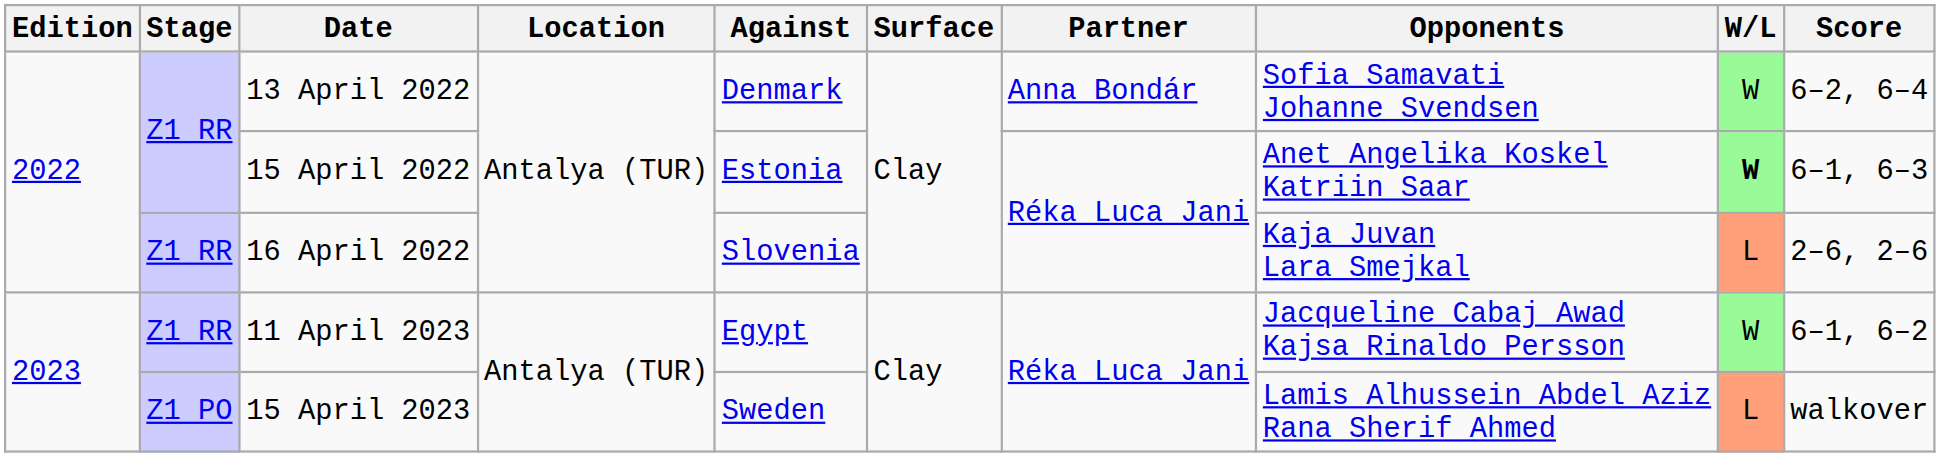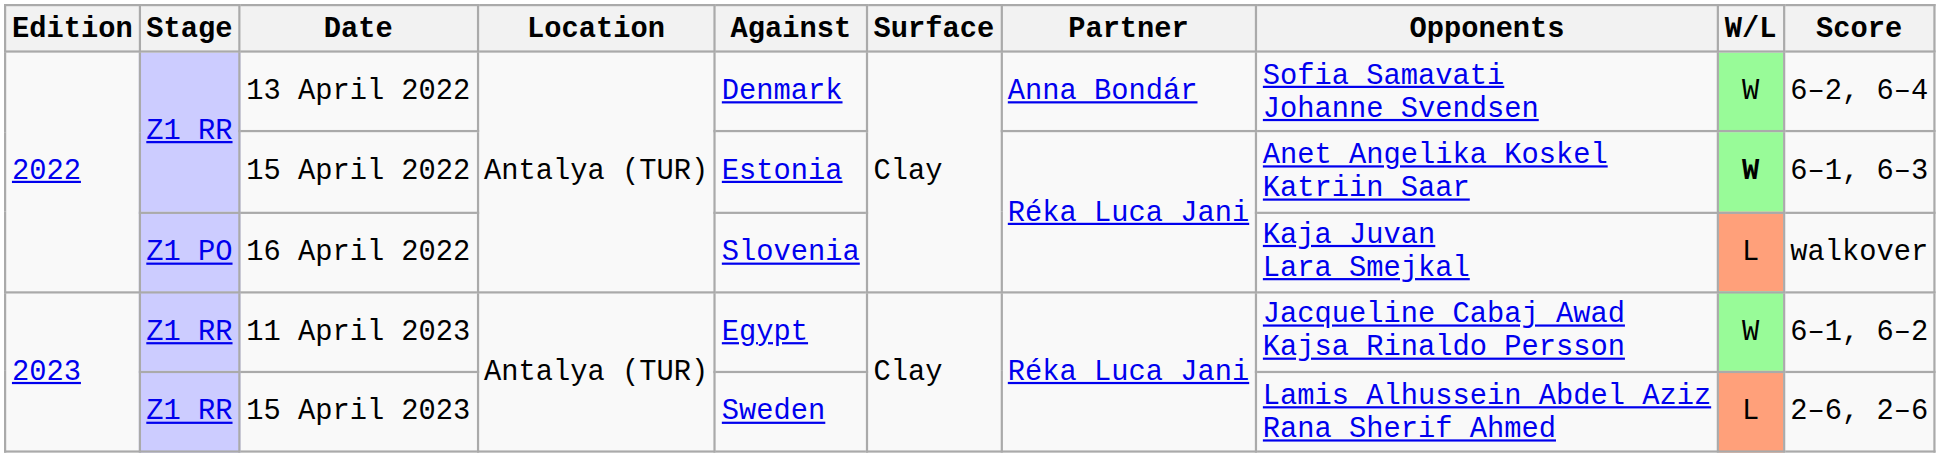(189, 252) Z1 RR -> (189, 252) Z1 PO
(1859, 252) 2–6, 2–6 -> (1859, 252) walkover
(189, 412) Z1 PO -> (189, 412) Z1 RR
(1859, 412) walkover -> (1859, 412) 2–6, 2–6
